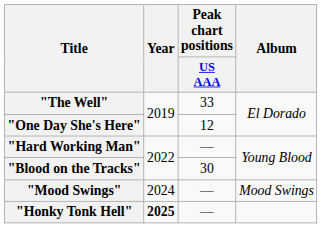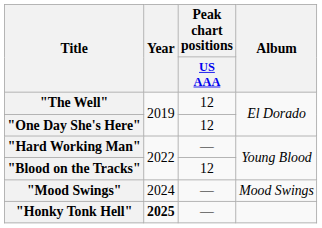(207, 103) 33 -> (207, 103) 12
(207, 168) 30 -> (207, 168) 12
